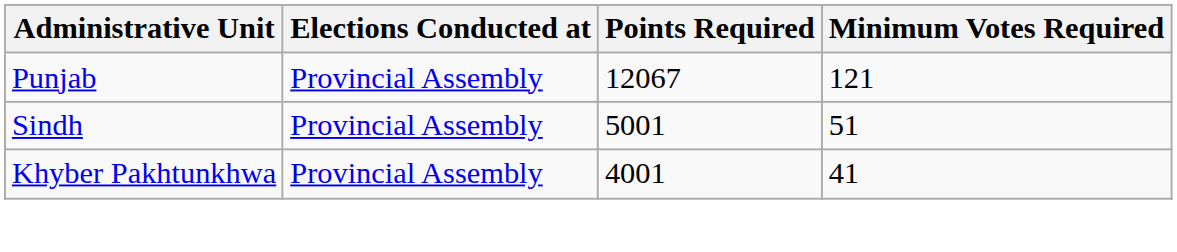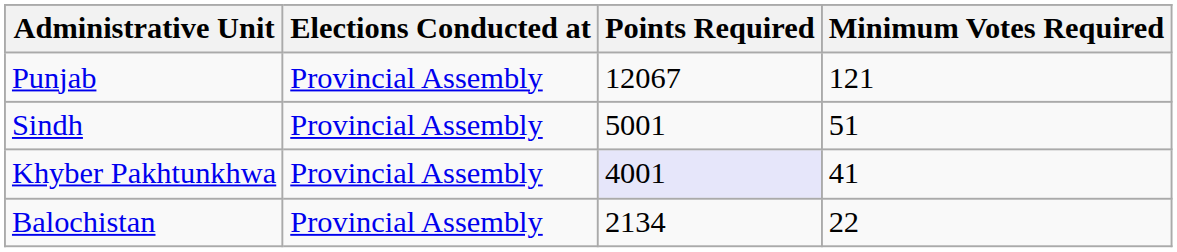(635, 173) no background -> (635, 173) lavender background
+ row: (84, 221)
